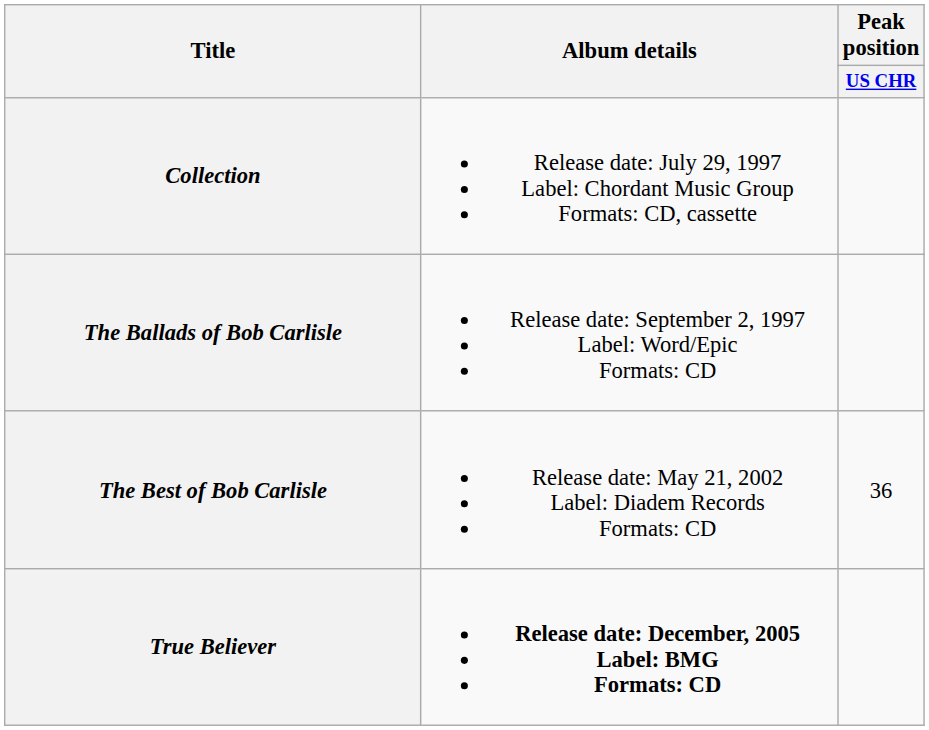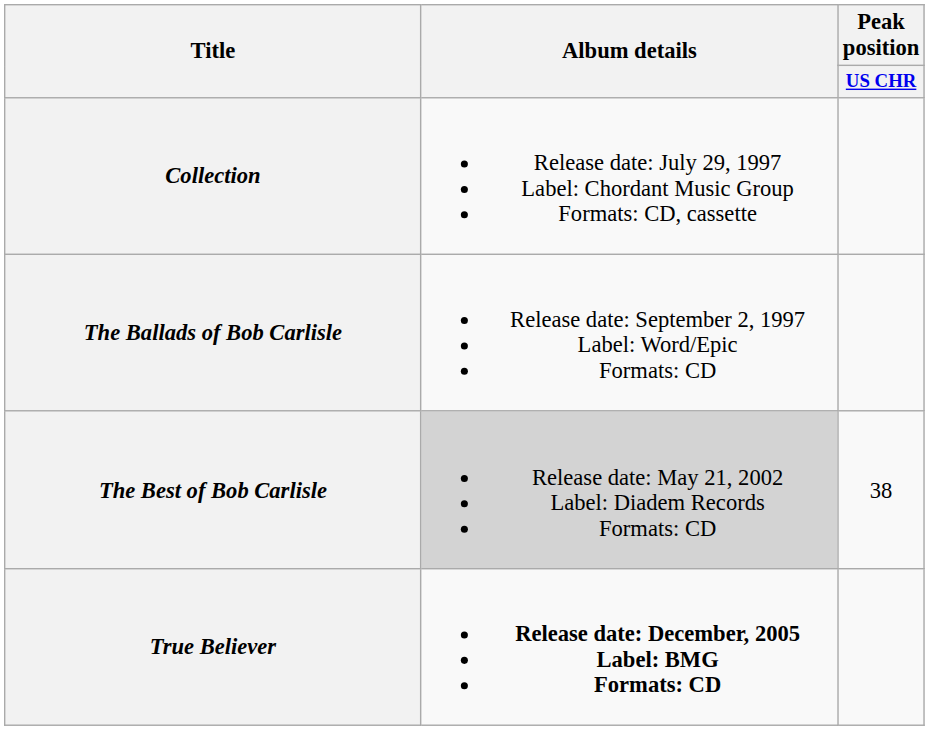(629, 503) no background -> (629, 503) lightgrey background
(881, 489) 36 -> (881, 489) 38
